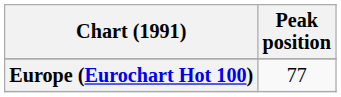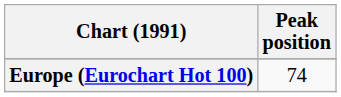(297, 75) 77 -> (297, 75) 74
